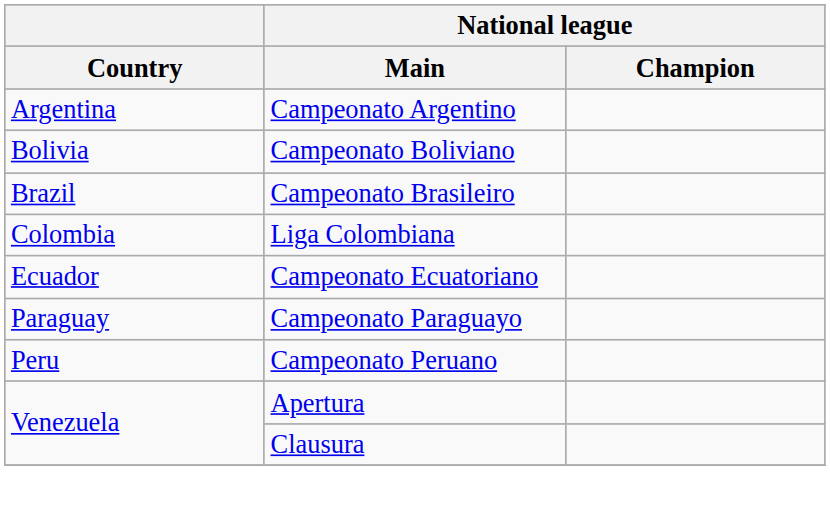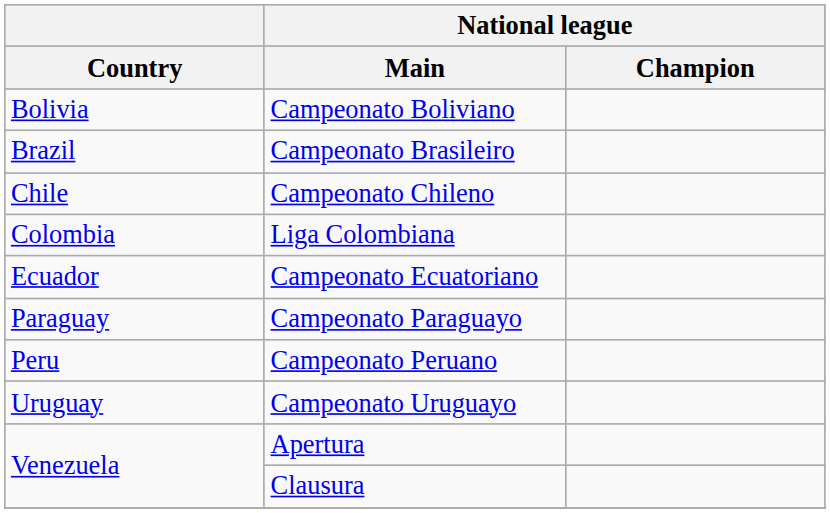- row: (393, 109)
+ row: (382, 192)
+ row: (393, 402)
